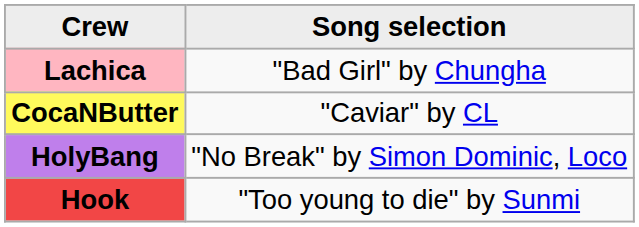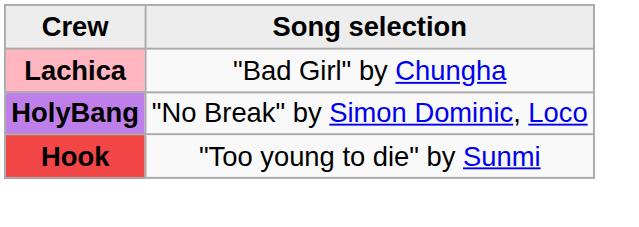- row: (95, 113)
